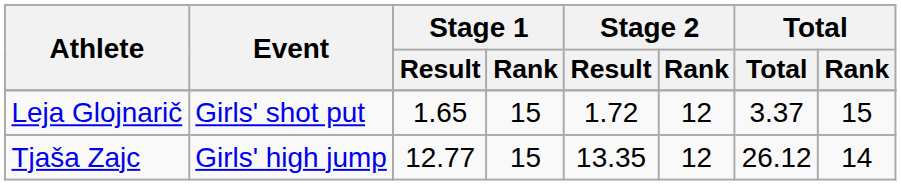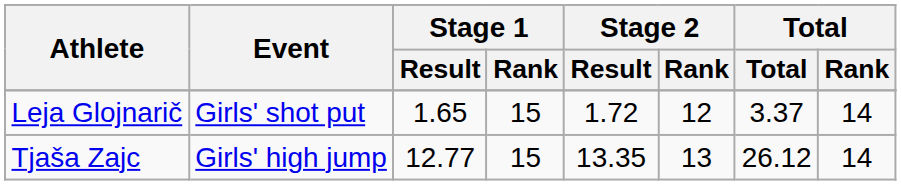(857, 113) 15 -> (857, 113) 14
(697, 157) 12 -> (697, 157) 13
